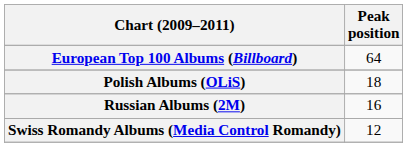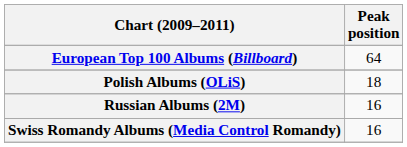(374, 130) 12 -> (374, 130) 16
